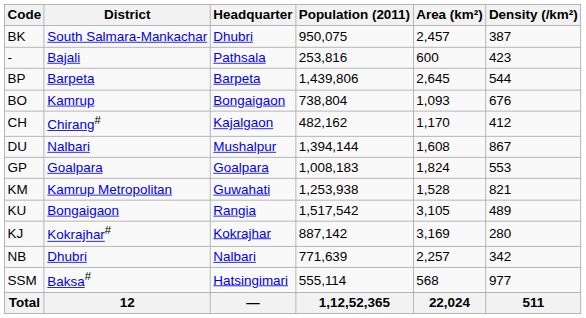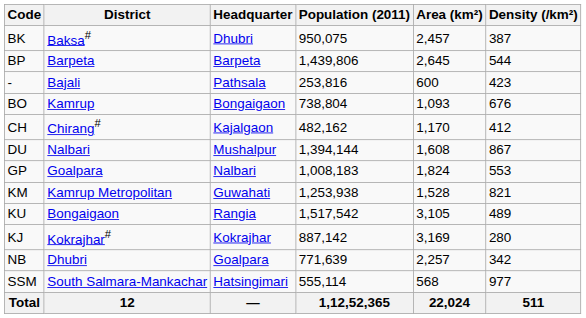(127, 36) South Salmara-Mankachar -> (69, 38) Baksa#
rows swapped: (10, 57) <-> (16, 79)
(241, 167) Goalpara -> (235, 171) Nalbari
(235, 256) Nalbari -> (241, 260) Goalpara
(69, 280) Baksa# -> (127, 281) South Salmara-Mankachar
